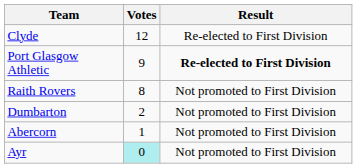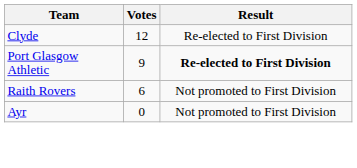(142, 91) 8 -> (142, 91) 6
- row: (37, 111)
- row: (32, 132)
(142, 152) paleturquoise background -> (142, 111) no background
